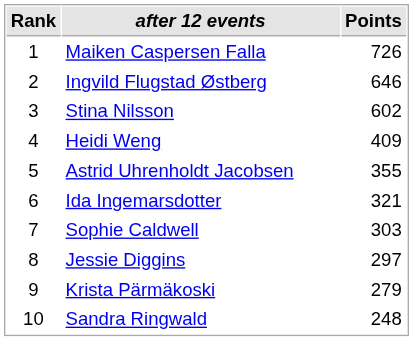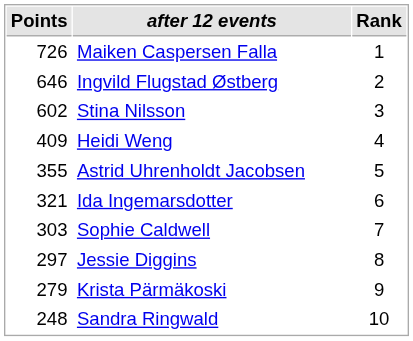columns swapped: (33, 21) <-> (373, 21)
